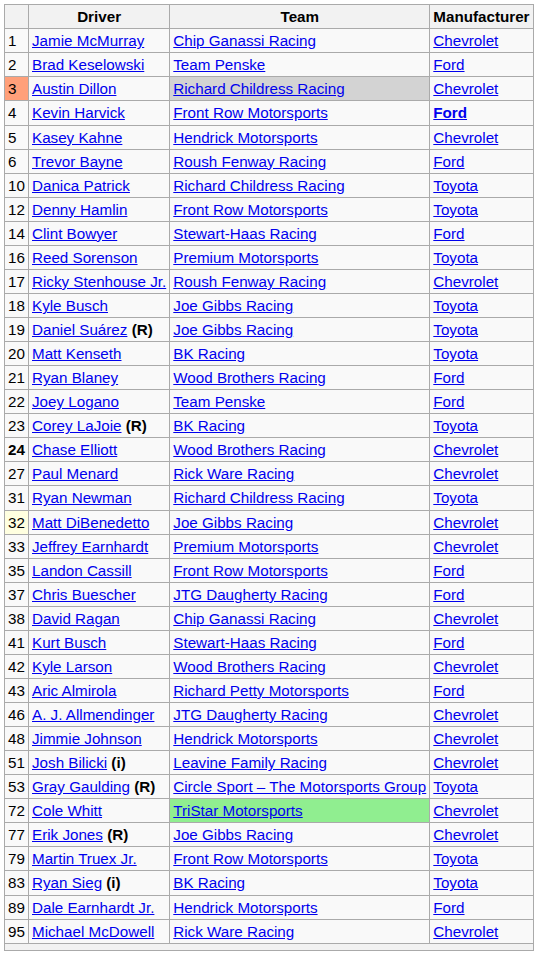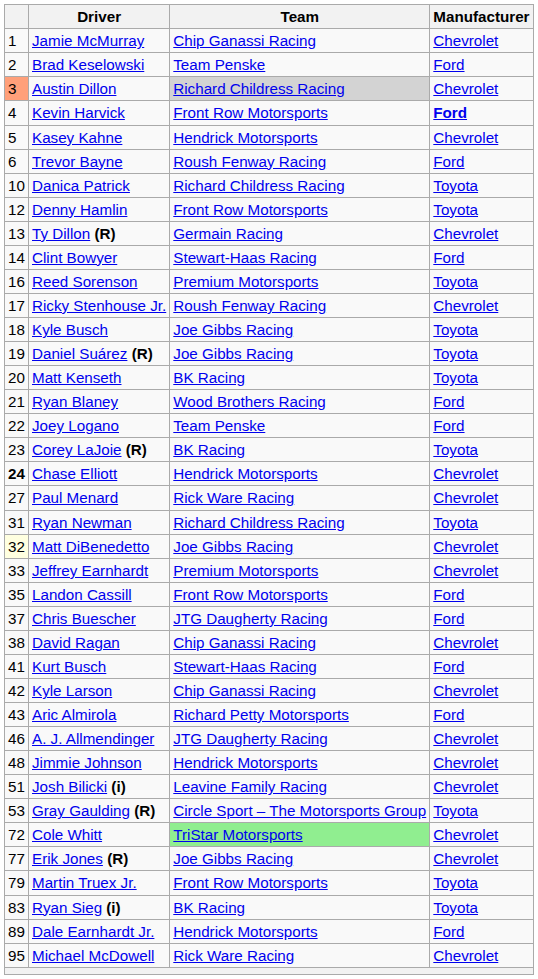+ row: (74, 233)
(250, 450) Wood Brothers Racing -> (245, 474) Hendrick Motorsports
(250, 666) Wood Brothers Racing -> (245, 690) Chip Ganassi Racing
